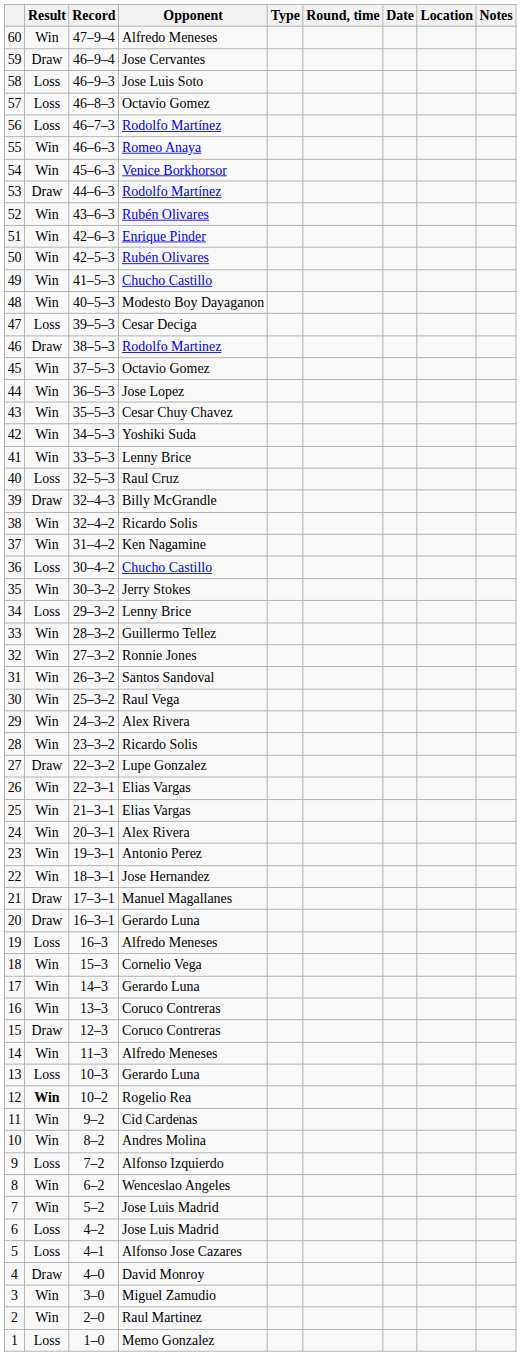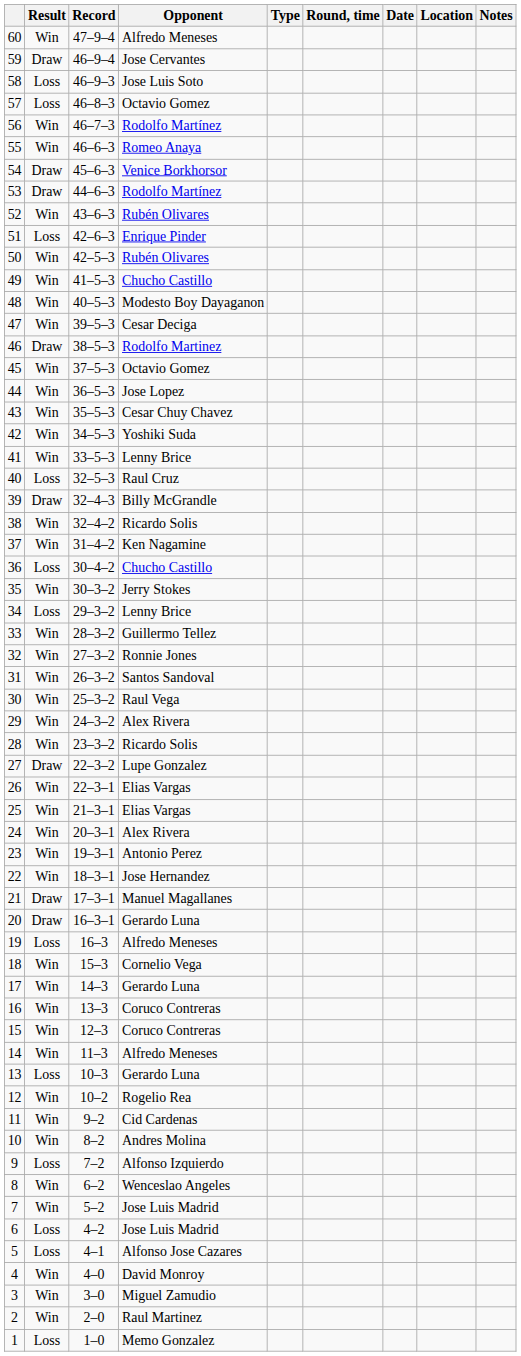(47, 125) Loss -> (47, 125) Win
(47, 170) Win -> (47, 170) Draw
(47, 236) Win -> (47, 236) Loss
(47, 324) Loss -> (47, 324) Win
(47, 1031) Draw -> (47, 1031) Win
(47, 1097) bold -> (47, 1097) normal
(47, 1273) Draw -> (47, 1273) Win
